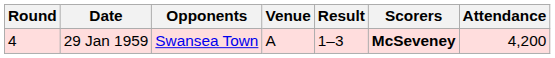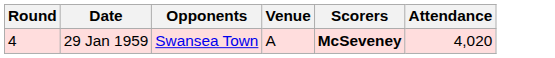- column: (341, 16)
(527, 41) 4,200 -> (473, 41) 4,020
